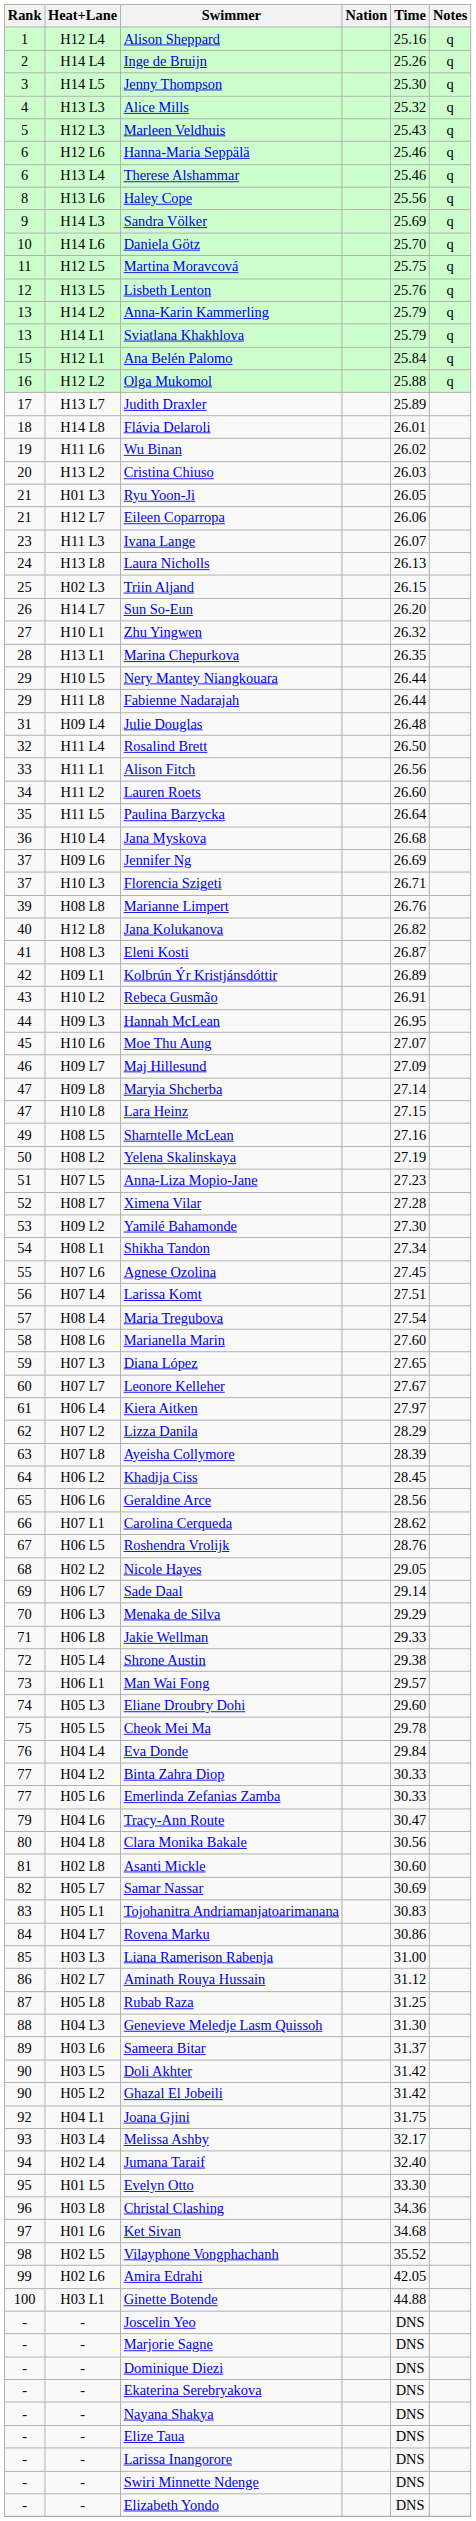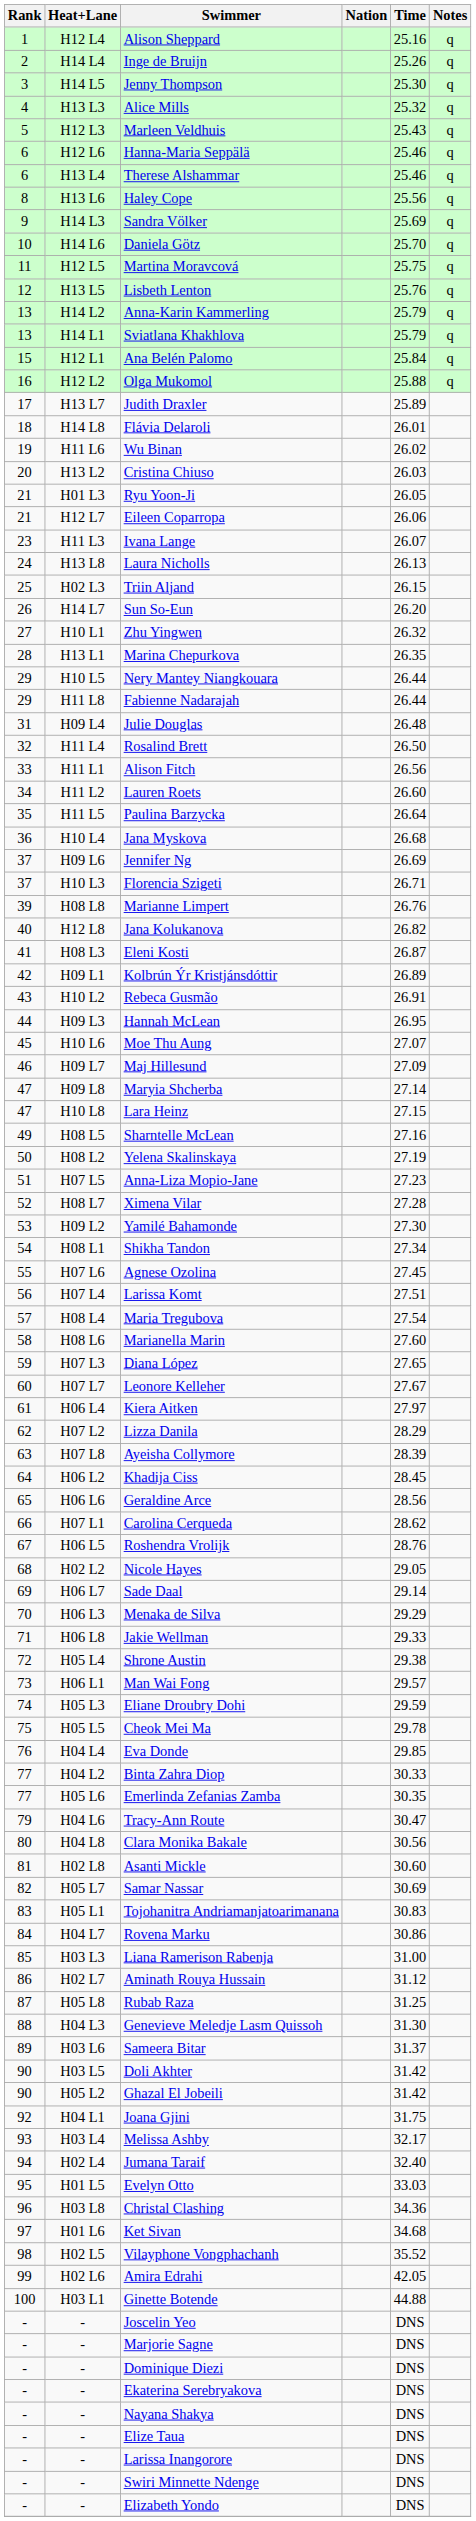(410, 1705) 29.60 -> (410, 1705) 29.59
(410, 1751) 29.84 -> (410, 1751) 29.85
(410, 1797) 30.33 -> (410, 1797) 30.35
(410, 2185) 33.30 -> (410, 2185) 33.03
